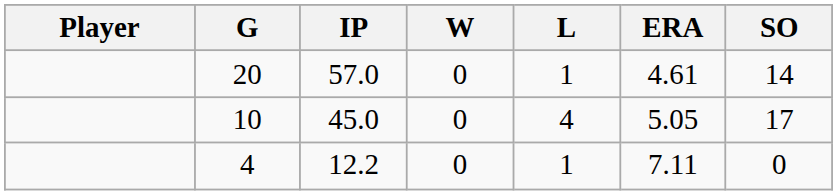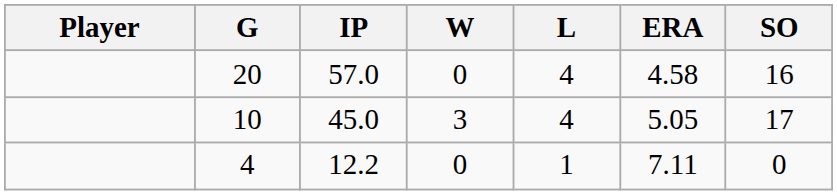(566, 73) 1 -> (566, 73) 4
(673, 73) 4.61 -> (673, 73) 4.58
(779, 73) 14 -> (779, 73) 16
(460, 119) 0 -> (460, 119) 3
